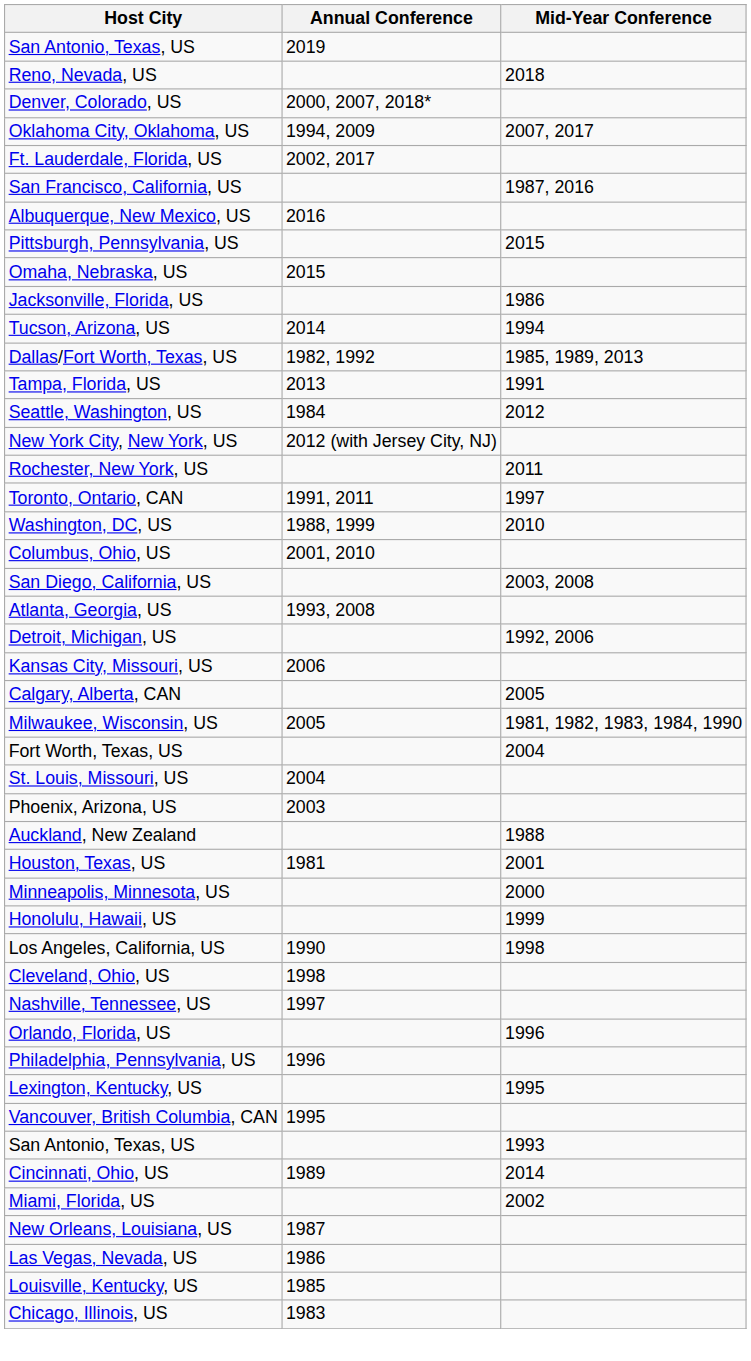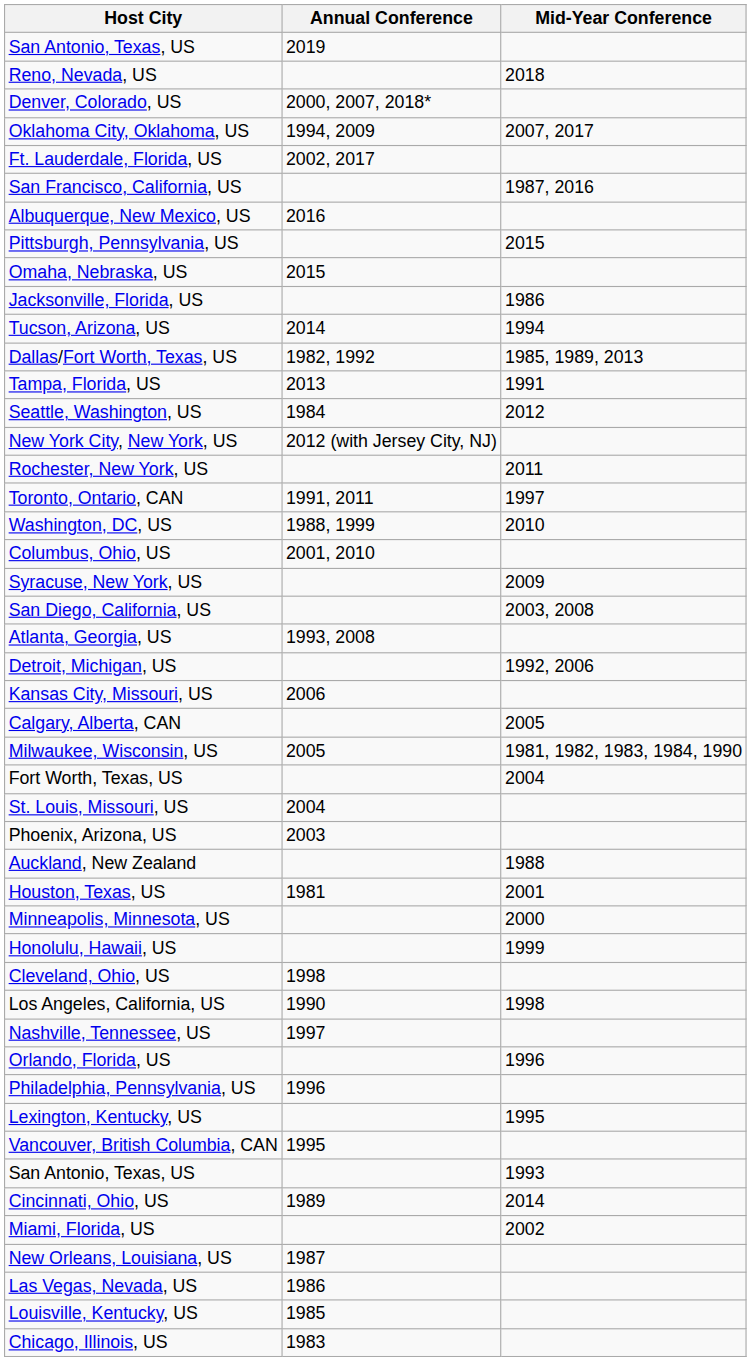+ row: (105, 581)
rows swapped: (117, 948) <-> (89, 976)
